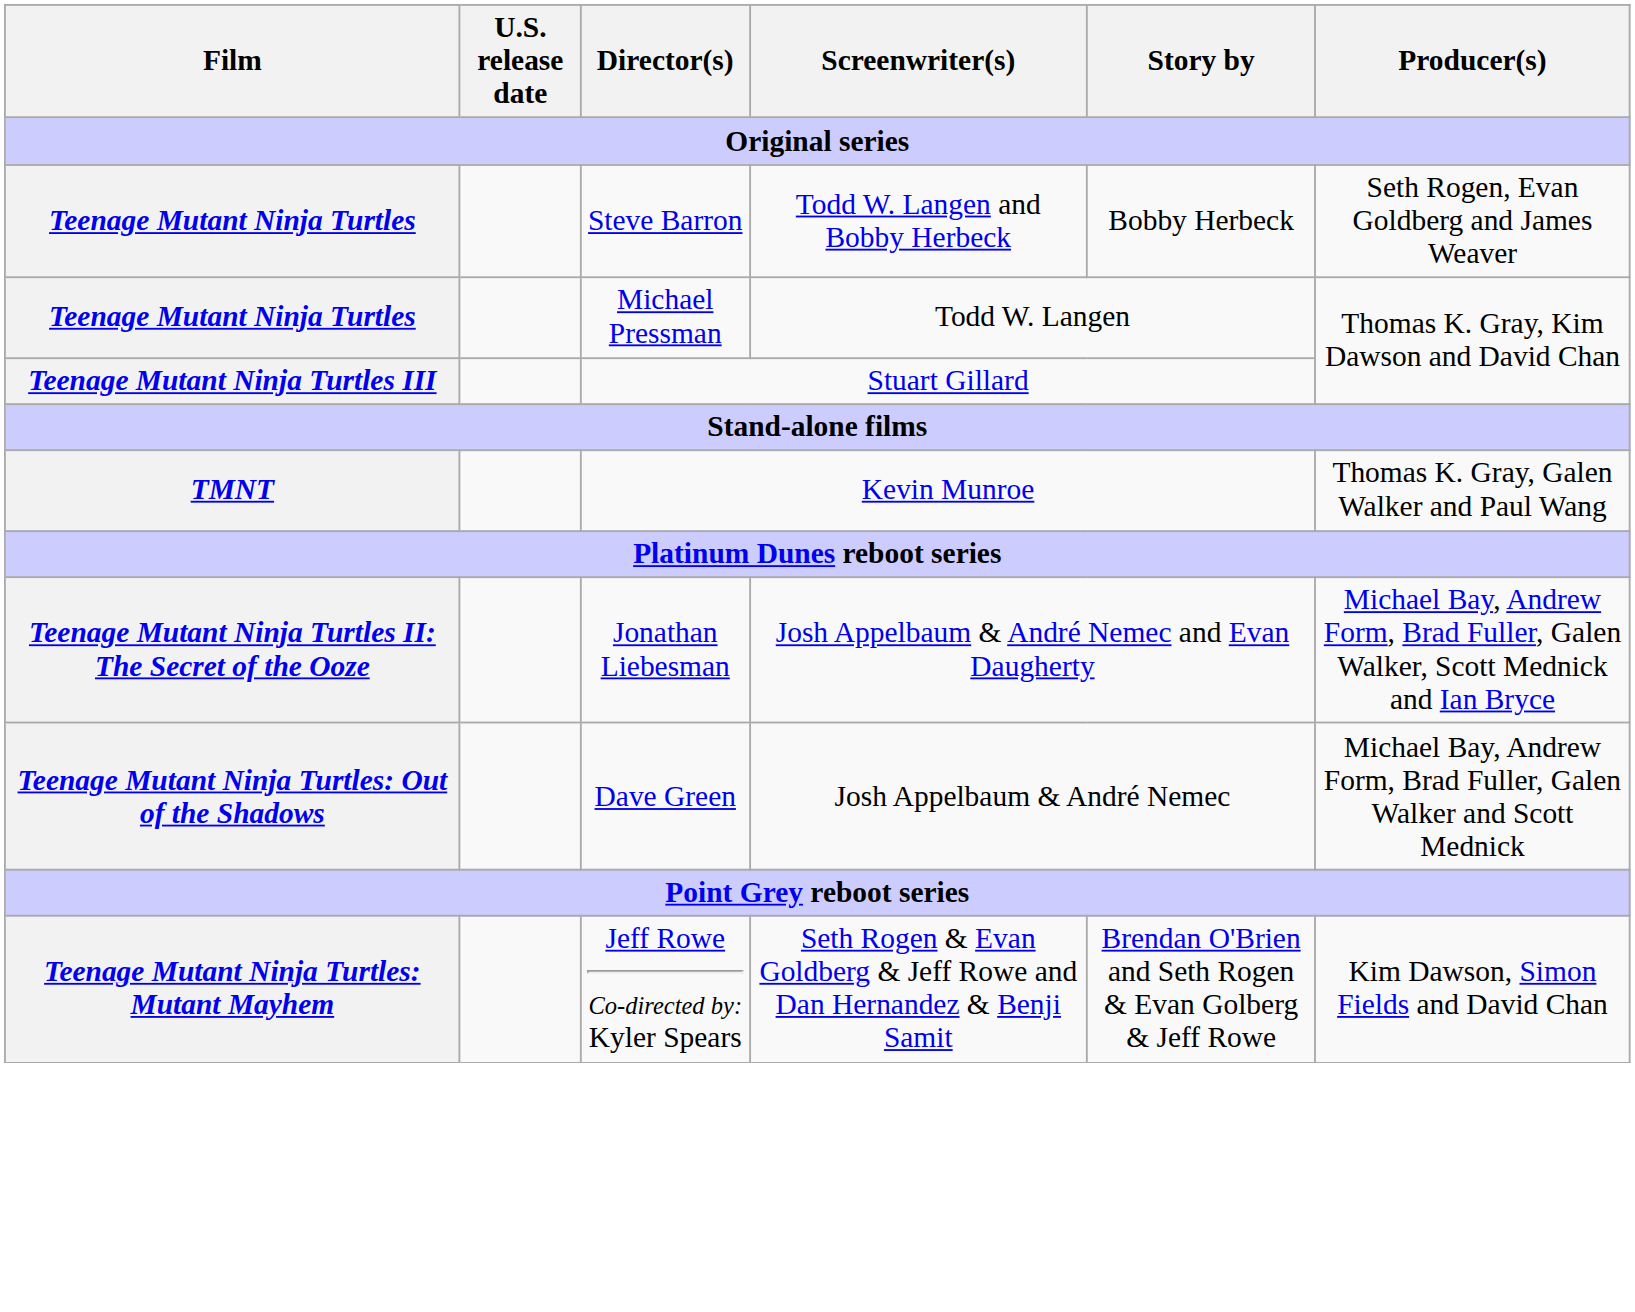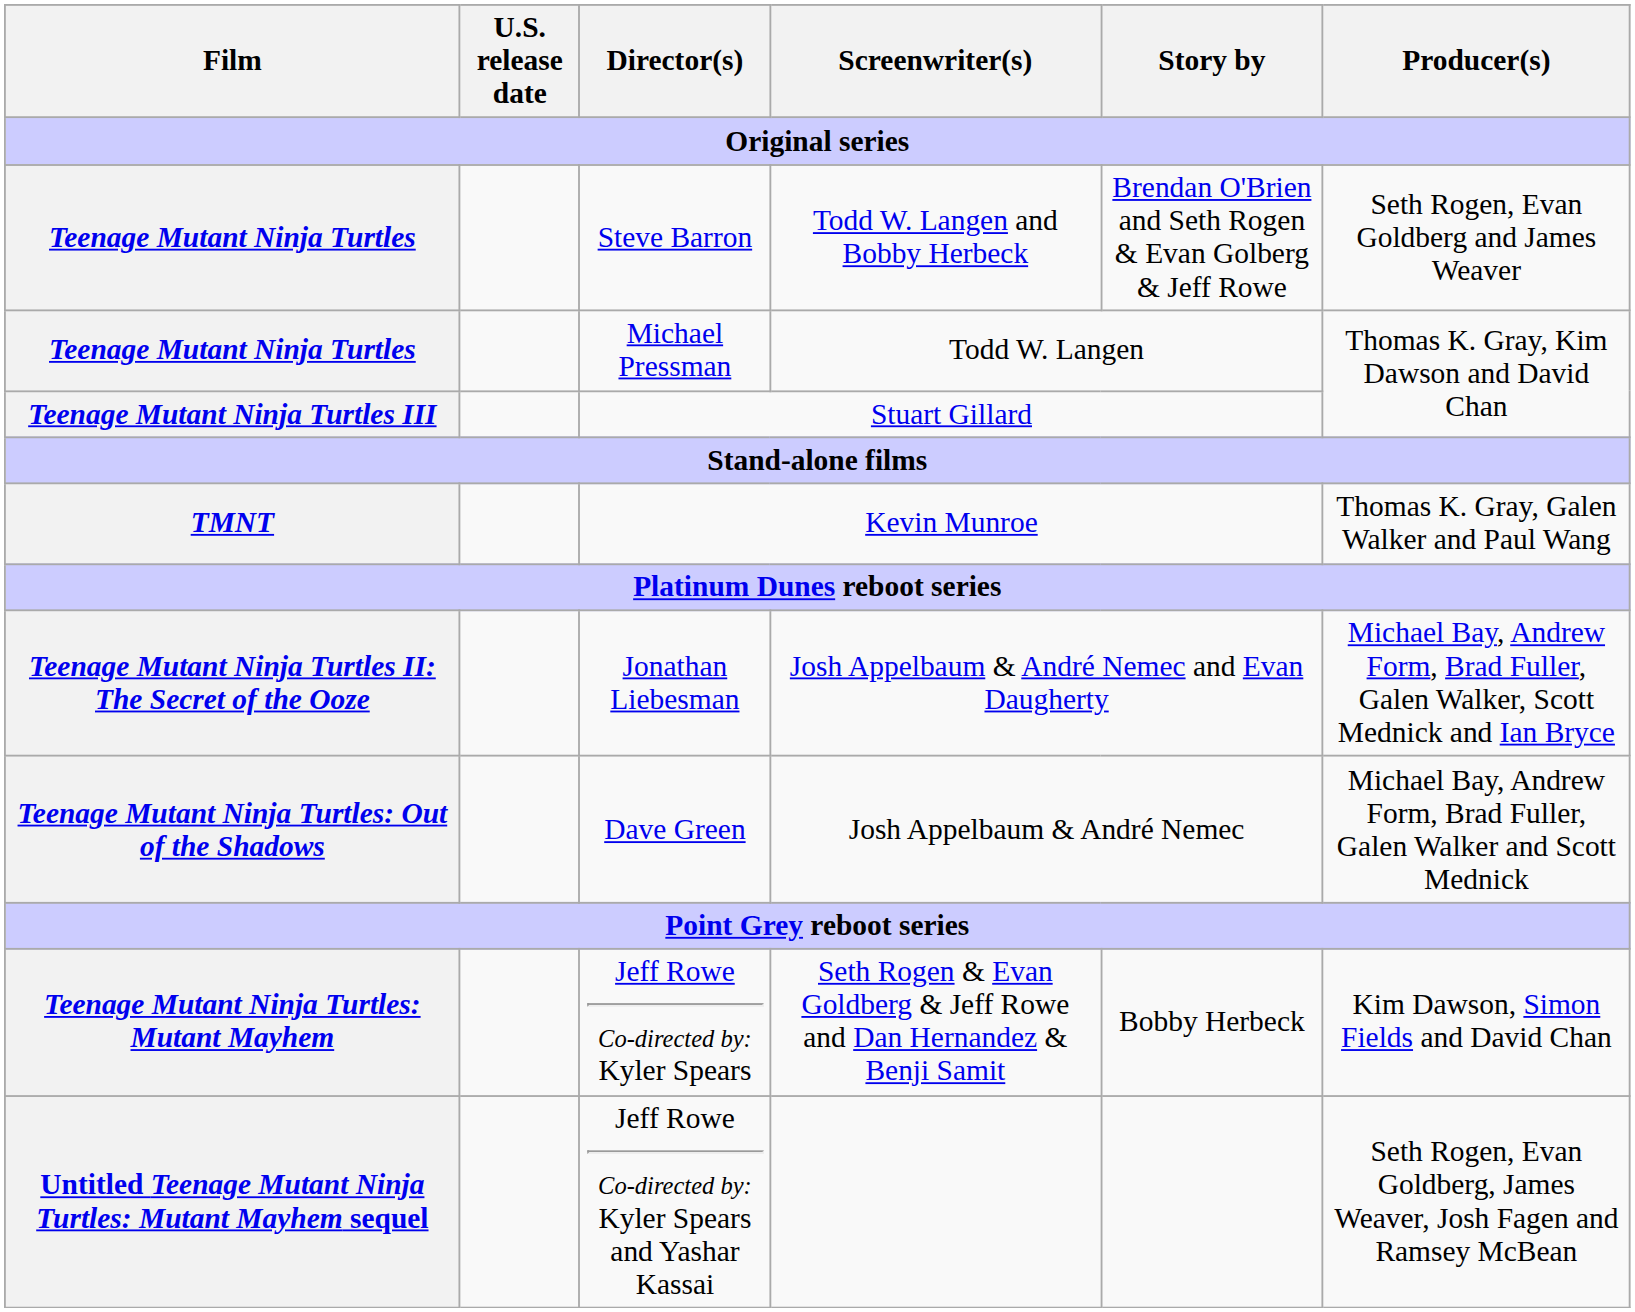(1201, 220) Bobby Herbeck -> (1212, 237) Brendan O'Brien and Seth Rogen & Evan Golberg & Jeff Rowe
(1201, 988) Brendan O'Brien and Seth Rogen & Evan Golberg & Jeff Rowe -> (1212, 1021) Bobby Herbeck
+ row: (675, 1200)
